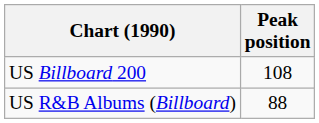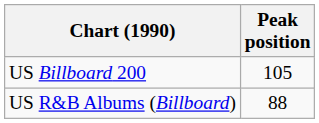(278, 72) 108 -> (278, 72) 105
